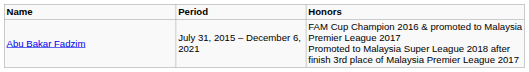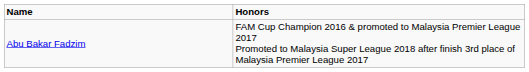- column: (193, 12)
